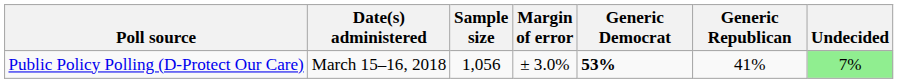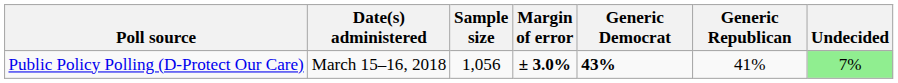(545, 64) normal -> (545, 64) bold
(598, 64) 53% -> (598, 64) 43%
